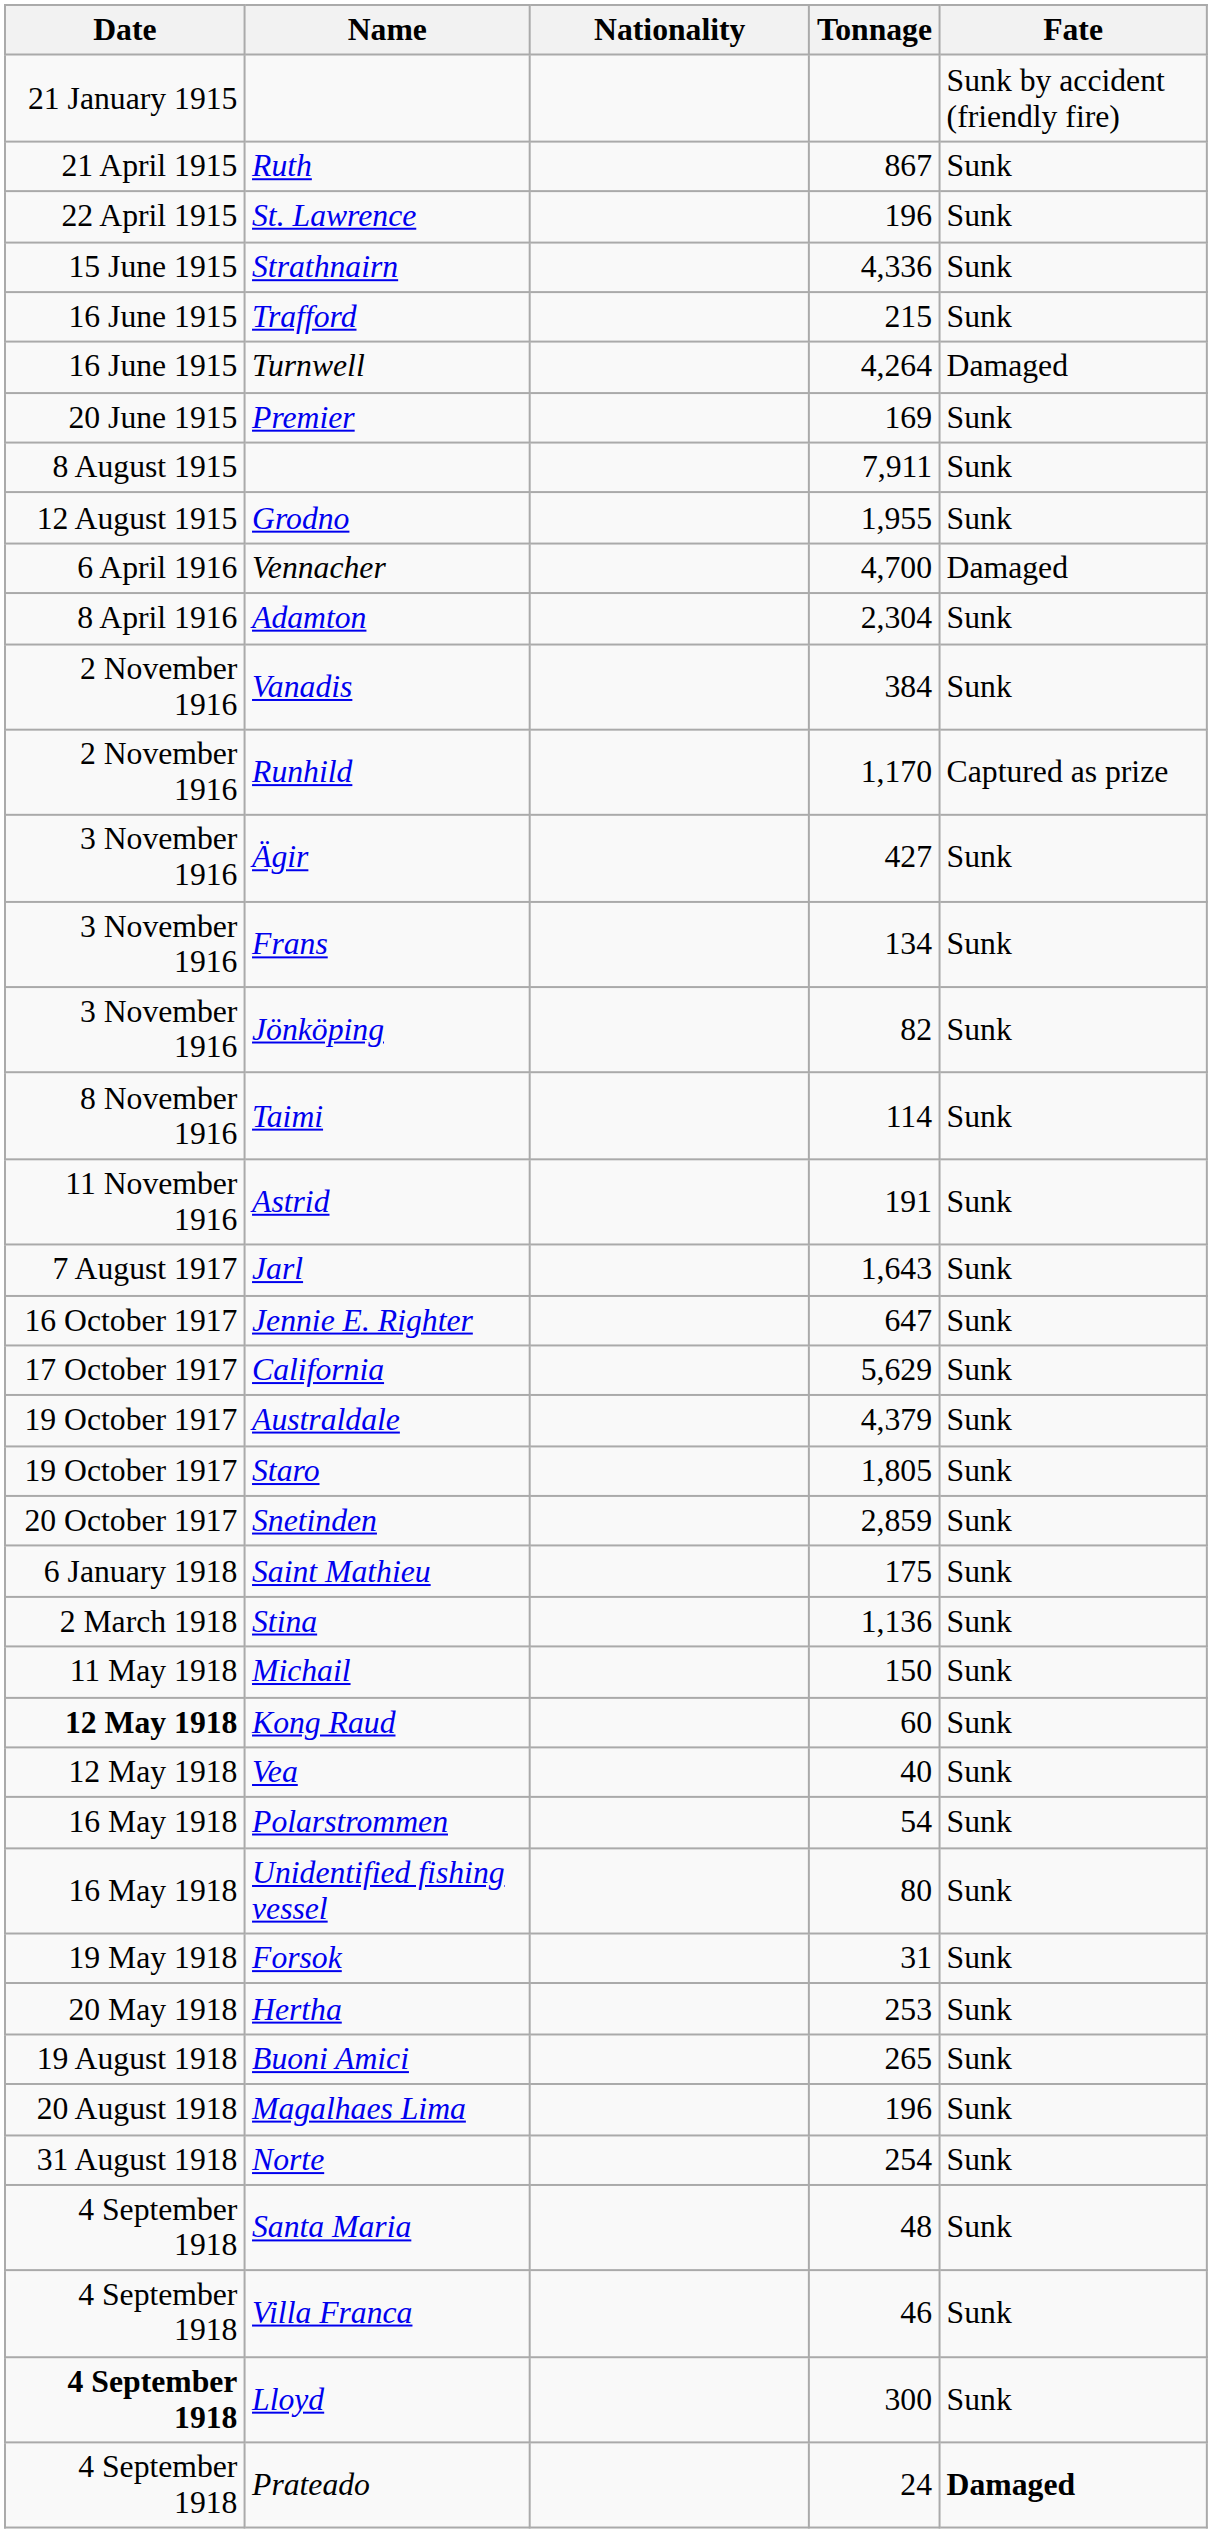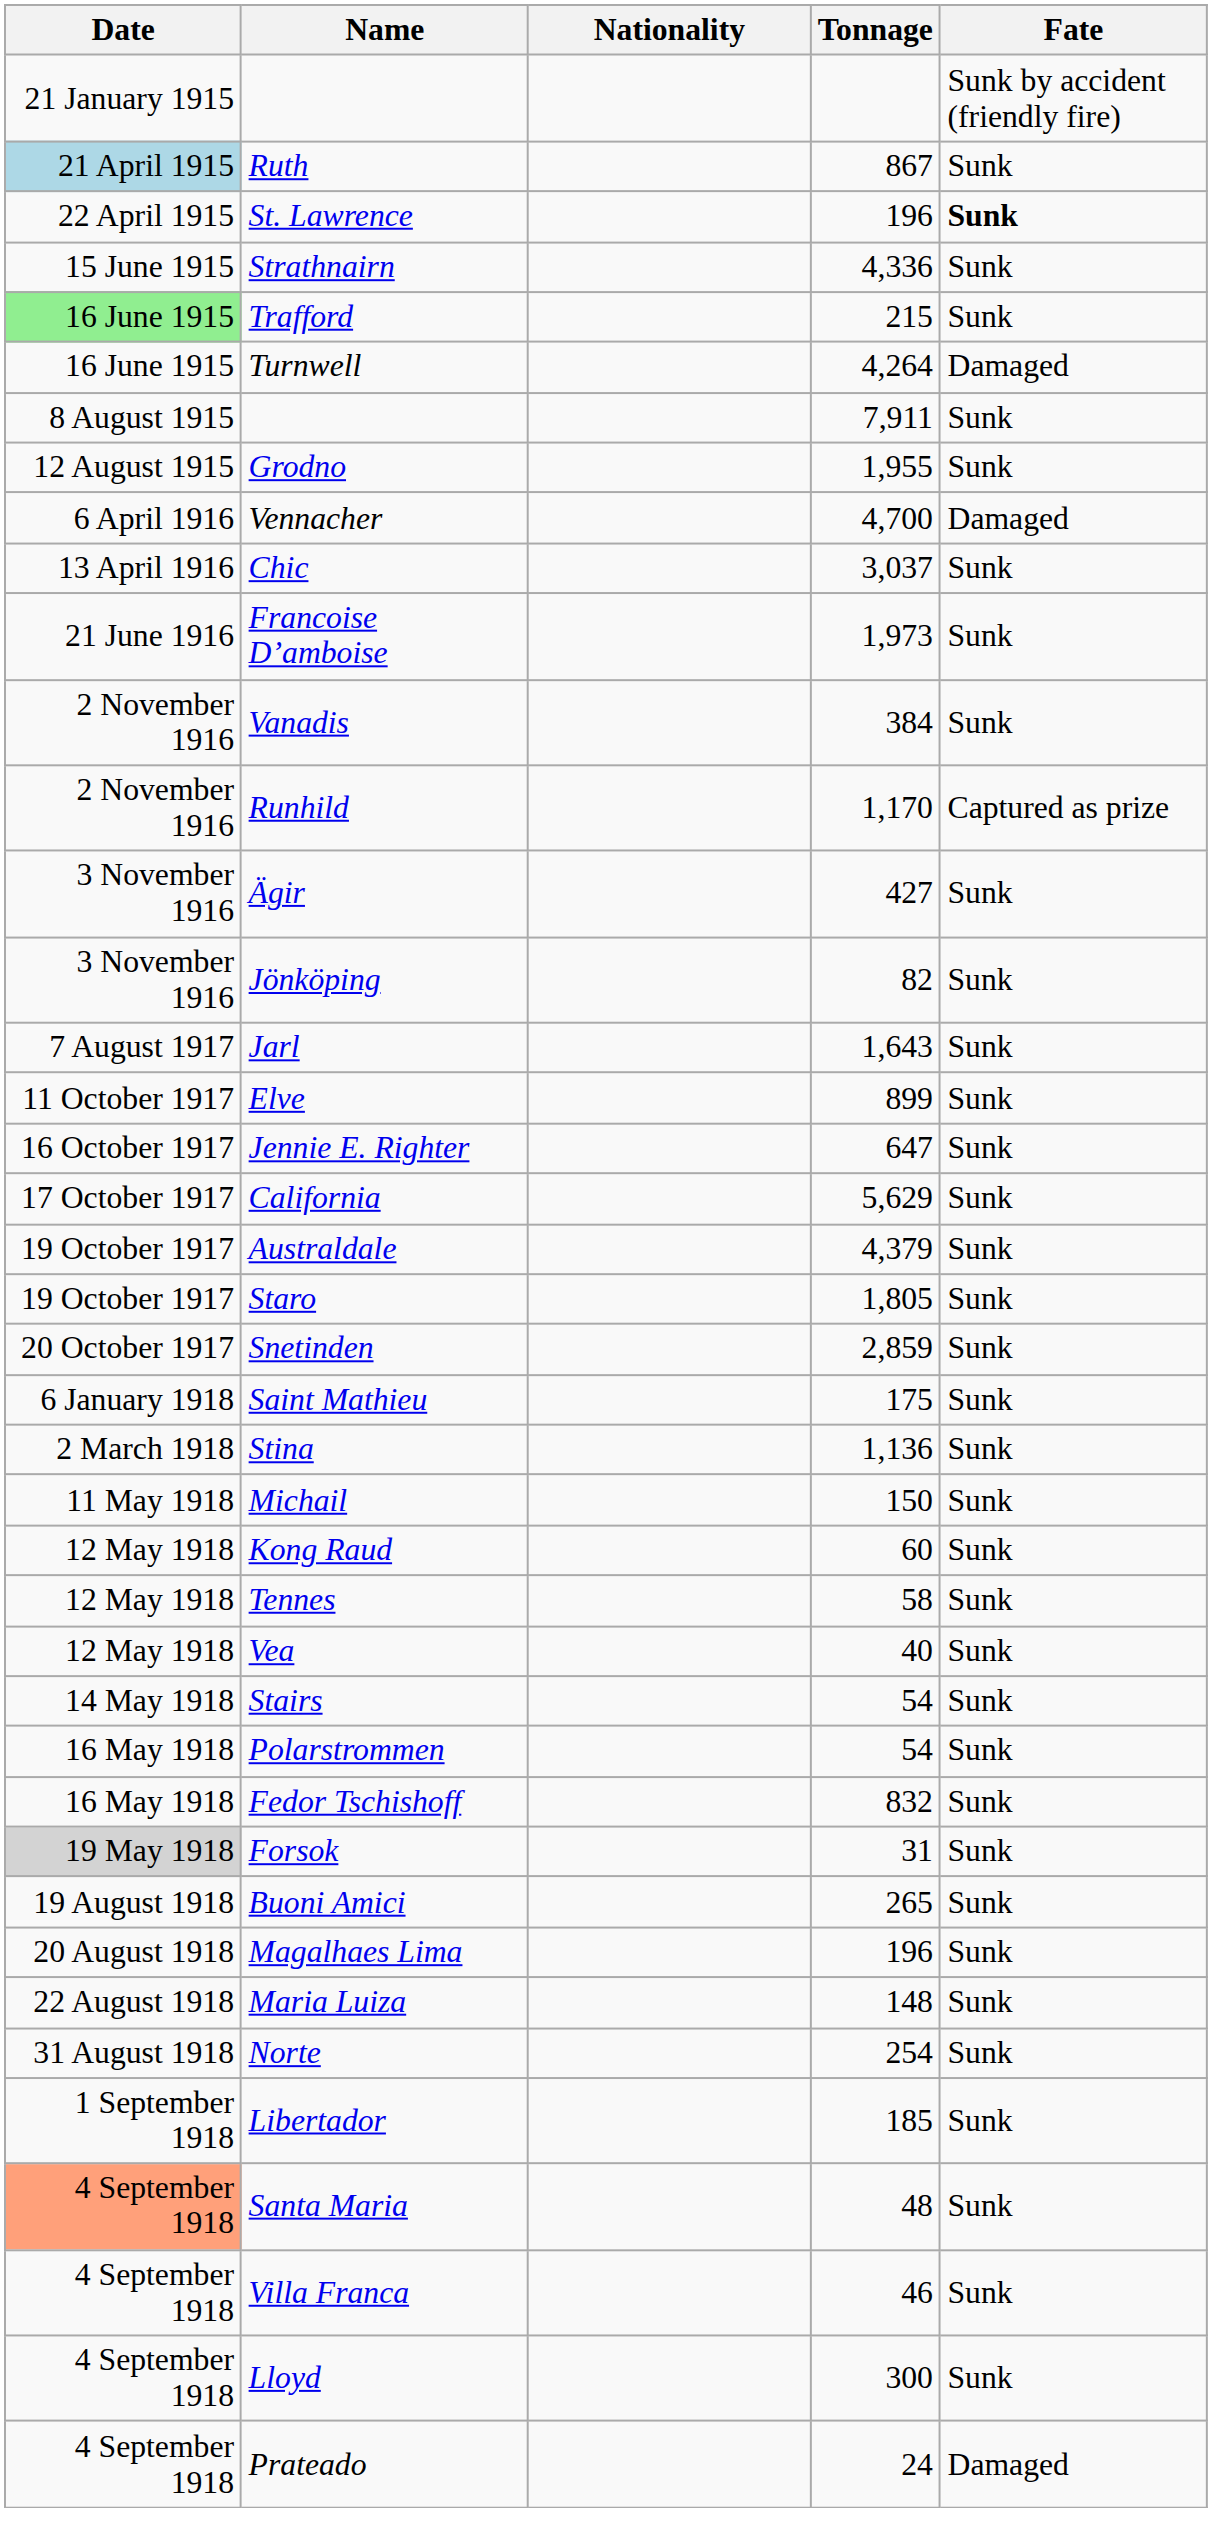(149, 165) no background -> (146, 165) lightblue background
(979, 215) normal -> (983, 215) bold
(153, 316) no background -> (150, 316) lightgreen background
- row: (303, 416)
- row: (309, 617)
+ row: (279, 567)
+ row: (318, 635)
- row: (290, 943)
- row: (288, 1115)
- row: (291, 1201)
+ row: (277, 1097)
(151, 1721) bold -> (150, 1549) normal
+ row: (292, 1600)
+ row: (286, 1700)
+ row: (355, 1800)
- row: (378, 1890)
(153, 1958) no background -> (150, 1851) lightgrey background
- row: (297, 2008)
+ row: (327, 2001)
+ row: (317, 2120)
(158, 2227) no background -> (154, 2206) lightsalmon background
(153, 2398) bold -> (154, 2377) normal
(1011, 2484) bold -> (1008, 2463) normal
